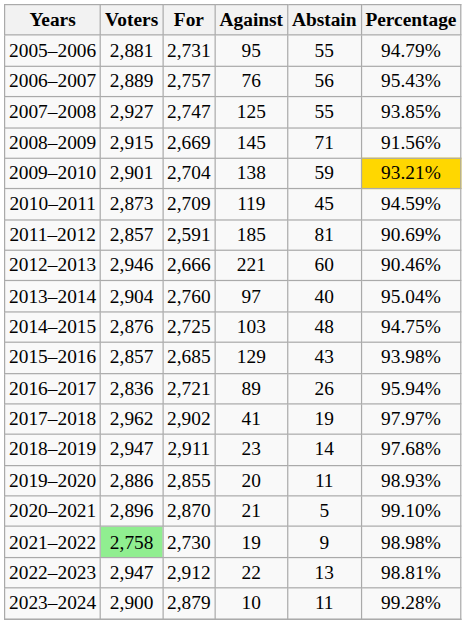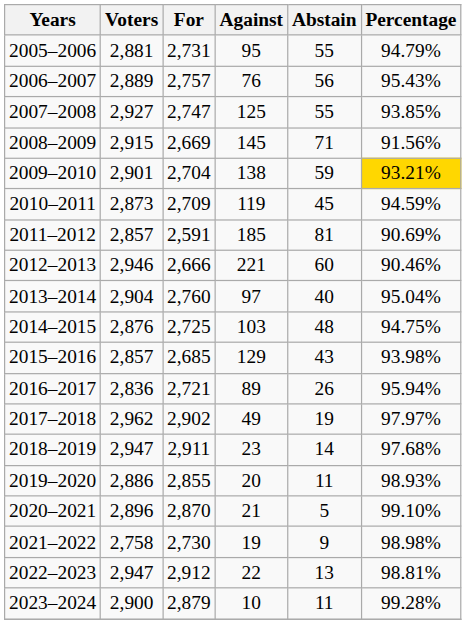(251, 419) 41 -> (251, 419) 49
(132, 541) lightgreen background -> (132, 541) no background
